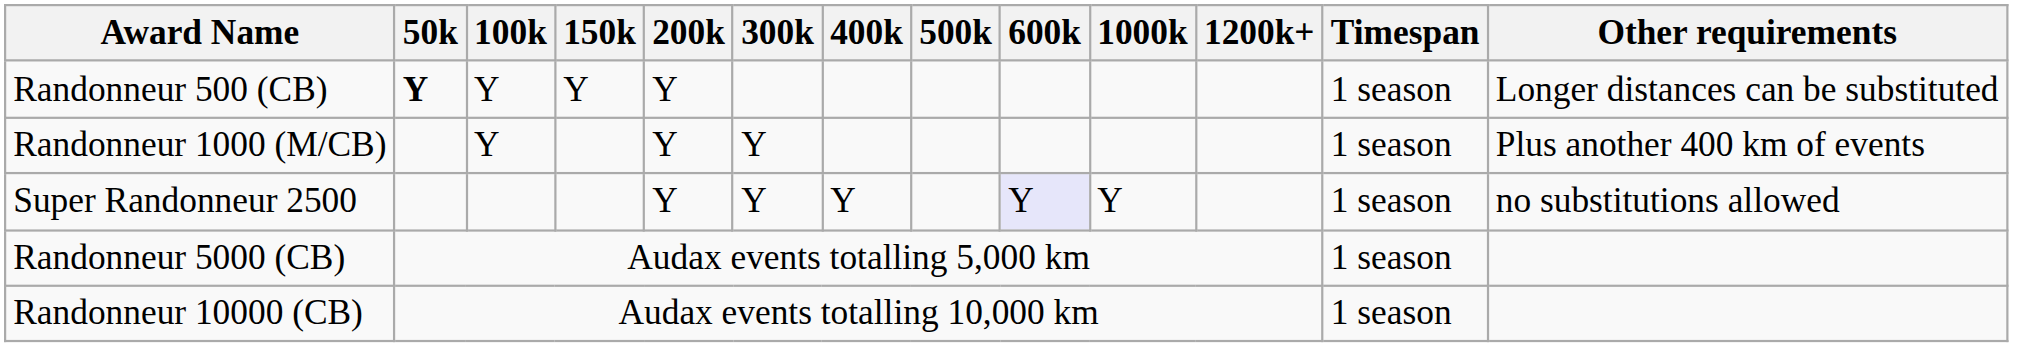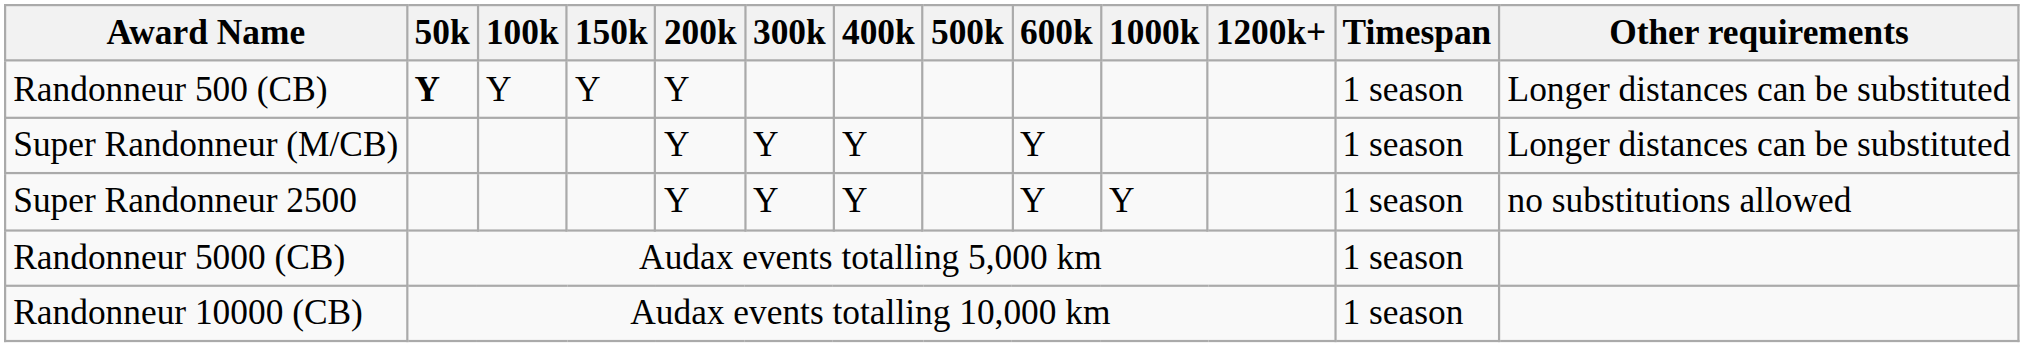- row: (200, 144)
+ row: (206, 144)
(1021, 200) lavender background -> (1033, 200) no background
